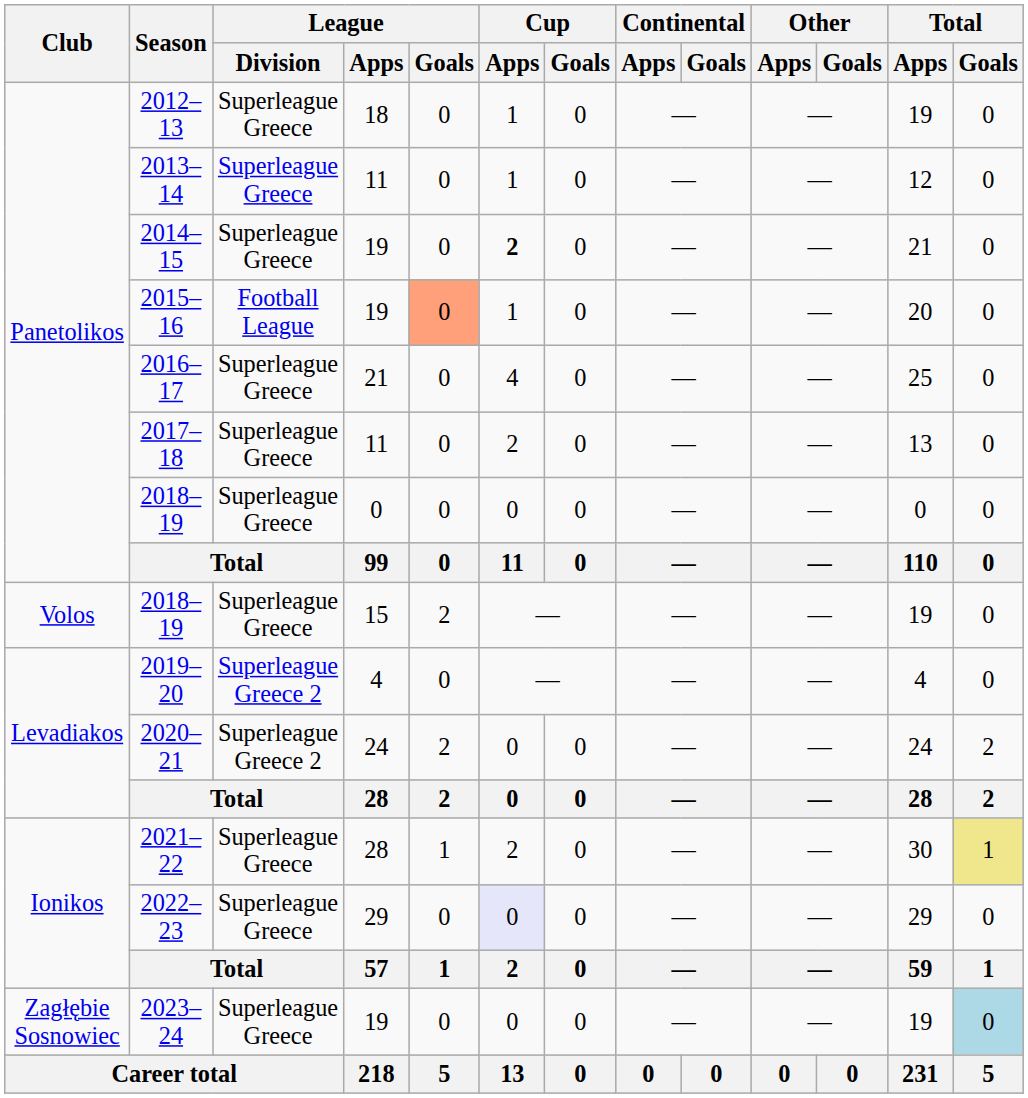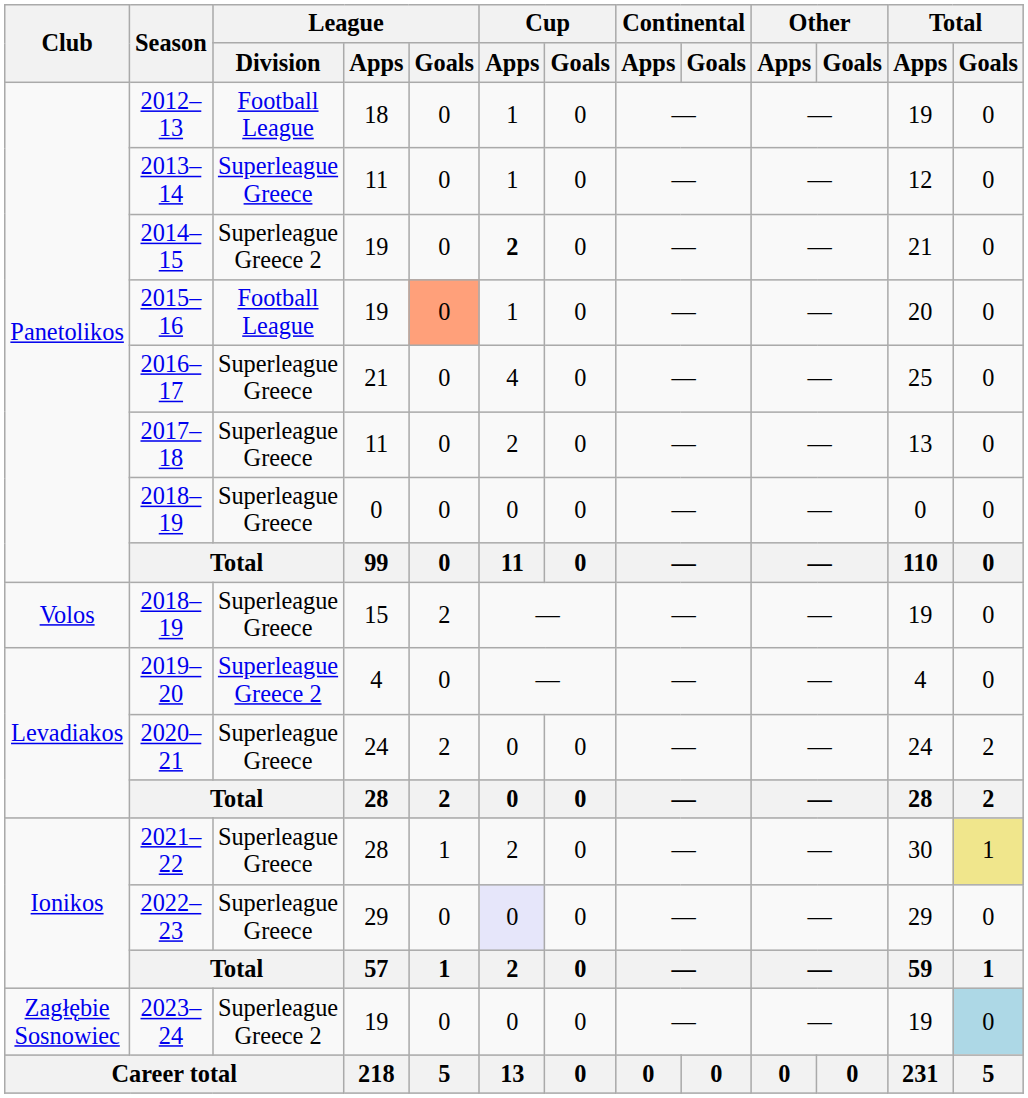(278, 114) Superleague Greece -> (278, 114) Football League
(278, 246) Superleague Greece -> (278, 246) Superleague Greece 2
(278, 746) Superleague Greece 2 -> (278, 746) Superleague Greece
(278, 1021) Superleague Greece -> (278, 1021) Superleague Greece 2
